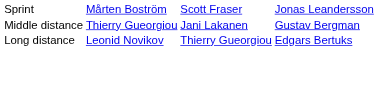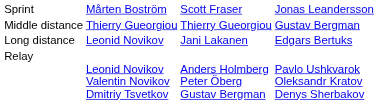(214, 25) Jani Lakanen -> (226, 25) Thierry Gueorgiou
(226, 40) Thierry Gueorgiou -> (214, 40) Jani Lakanen
+ row: (19, 56)
